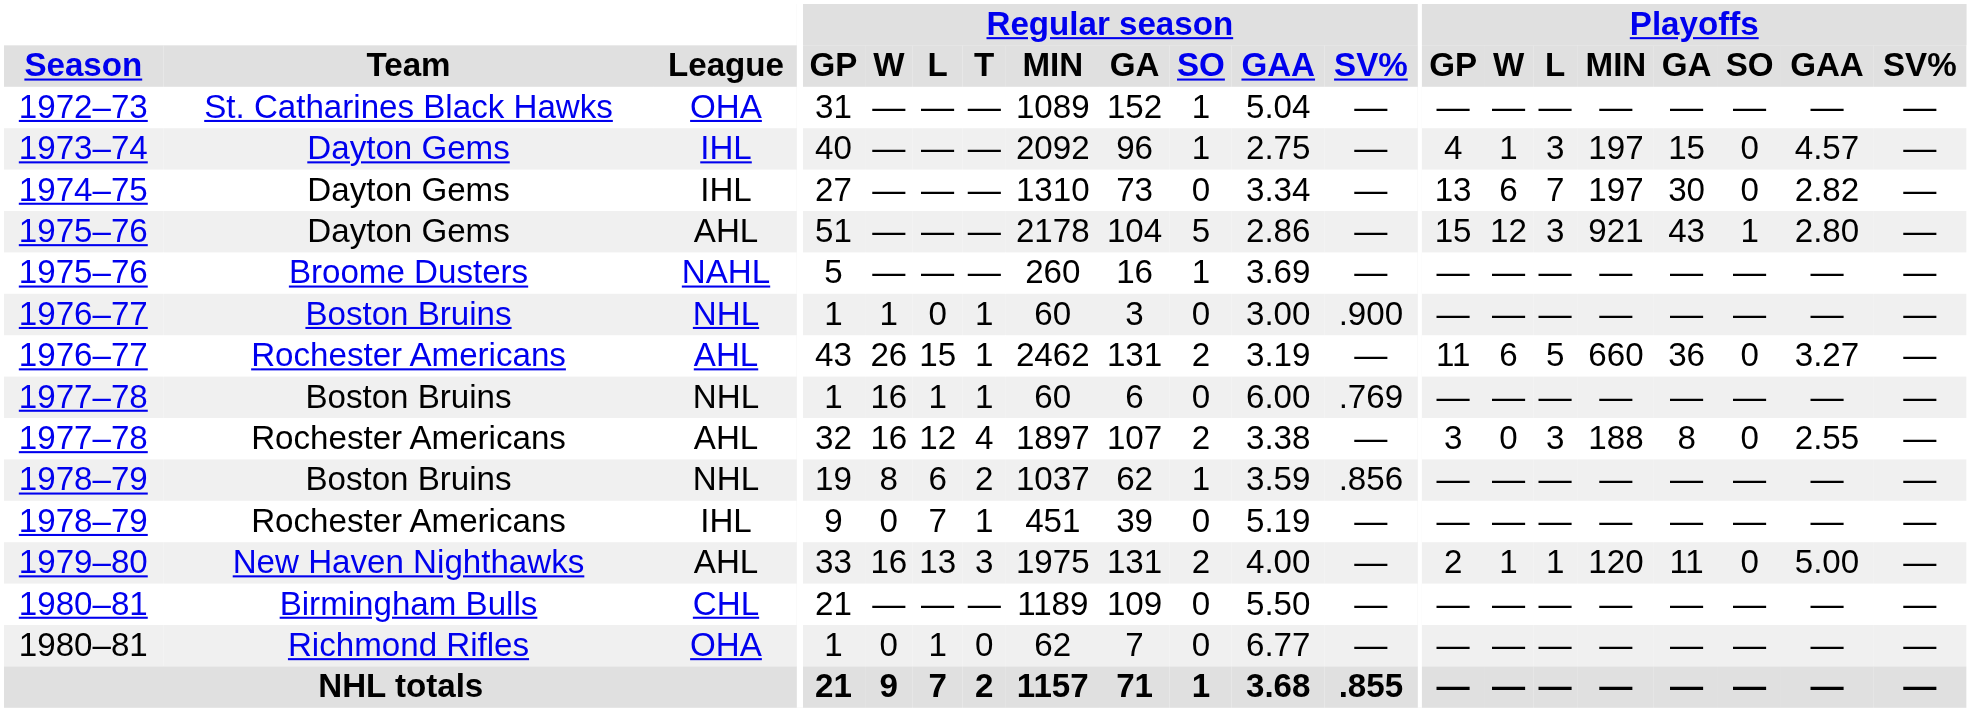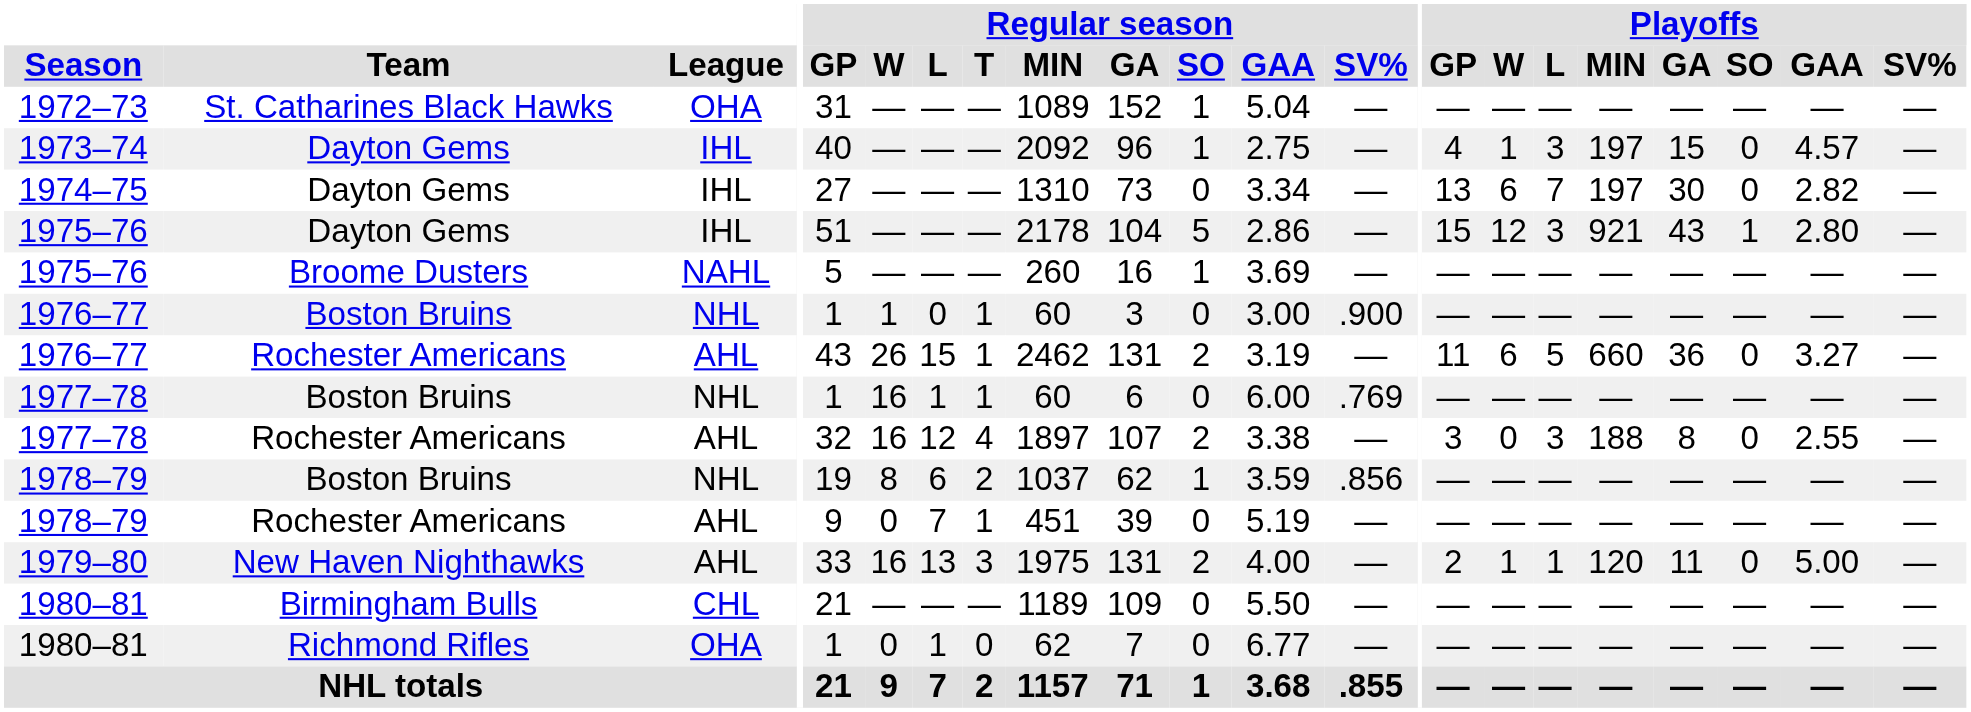(726, 231) AHL -> (726, 231) IHL
(726, 520) IHL -> (726, 520) AHL
